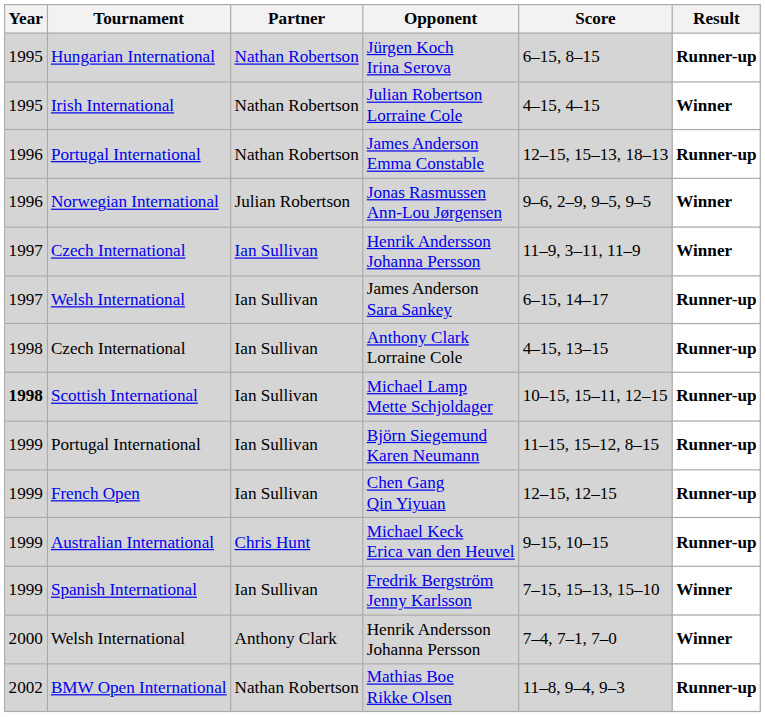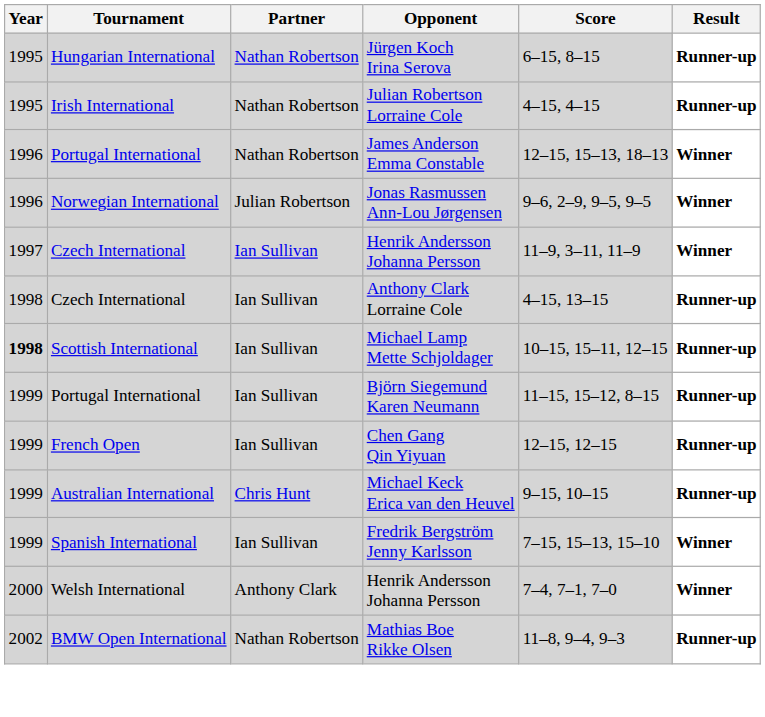(704, 105) Winner -> (716, 105) Runner-up
(716, 154) Runner-up -> (704, 154) Winner
- row: (118, 299)
